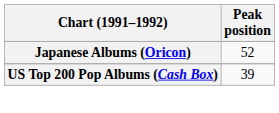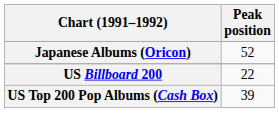+ row: (113, 74)
